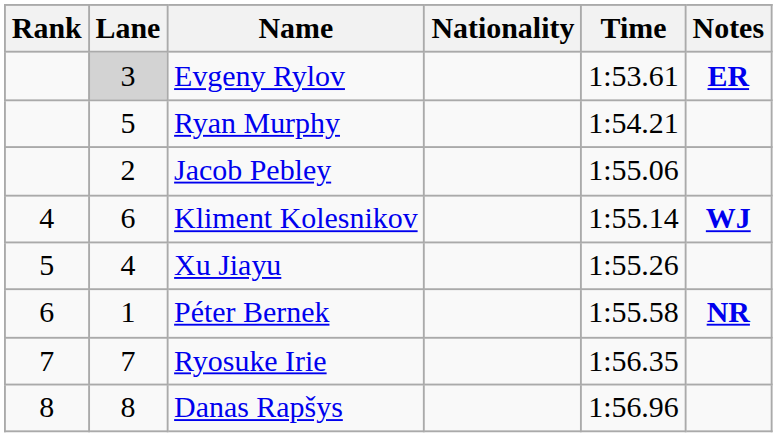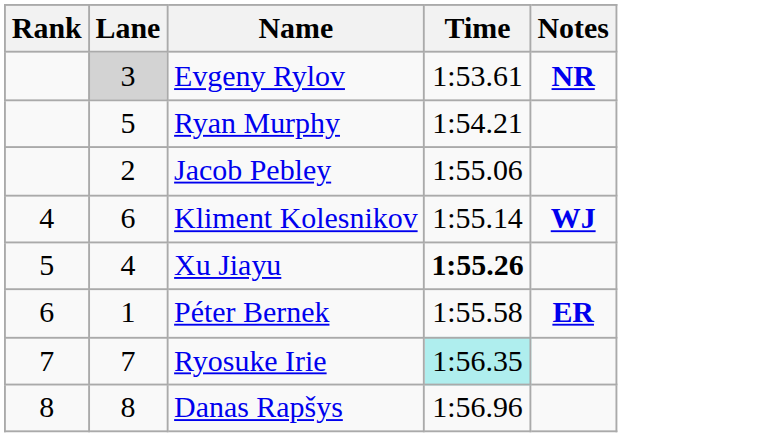- column: (503, 28)
(728, 75) ER -> (573, 75) NR
(633, 265) normal -> (478, 265) bold
(728, 312) NR -> (573, 312) ER
(633, 360) no background -> (478, 360) paleturquoise background
